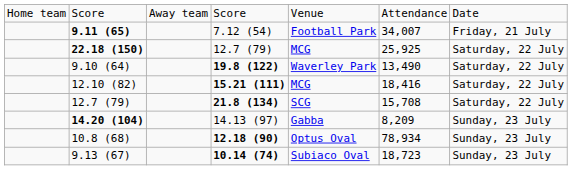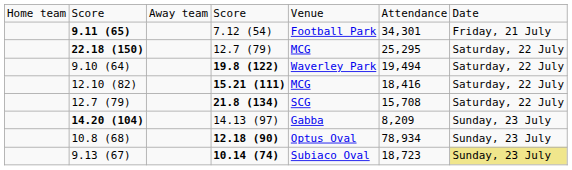(401, 31) 34,007 -> (401, 31) 34,301
(401, 49) 25,925 -> (401, 49) 25,295
(401, 67) 13,490 -> (401, 67) 19,494
(502, 156) no background -> (502, 156) khaki background
